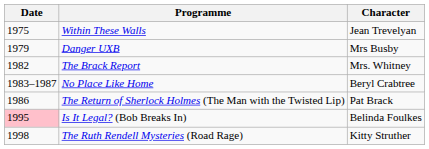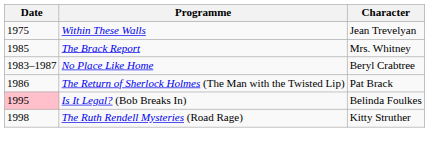- row: (91, 48)
(18, 65) 1982 -> (18, 48) 1985
